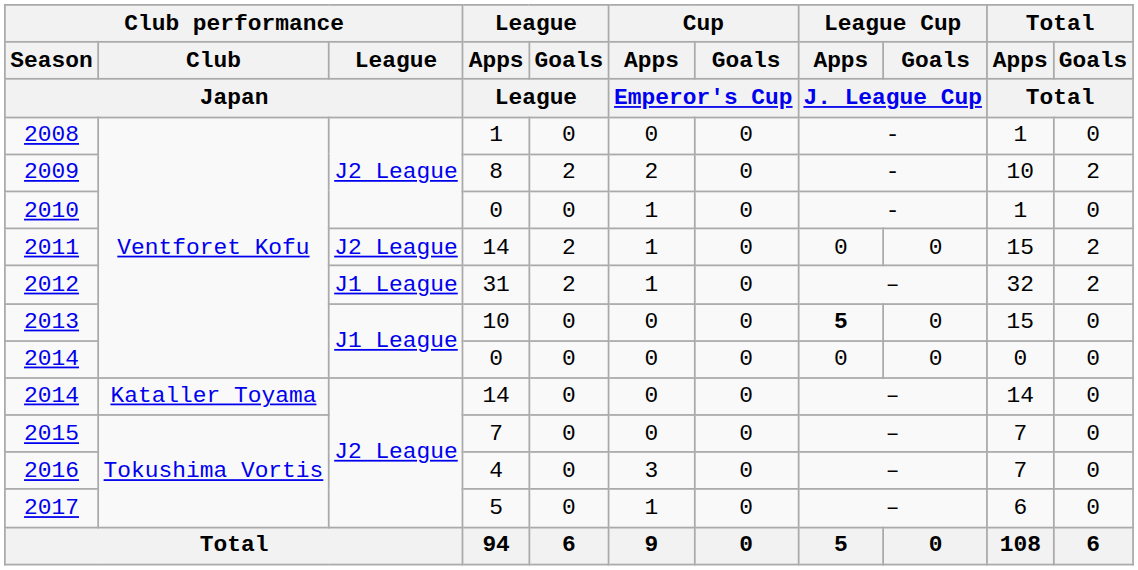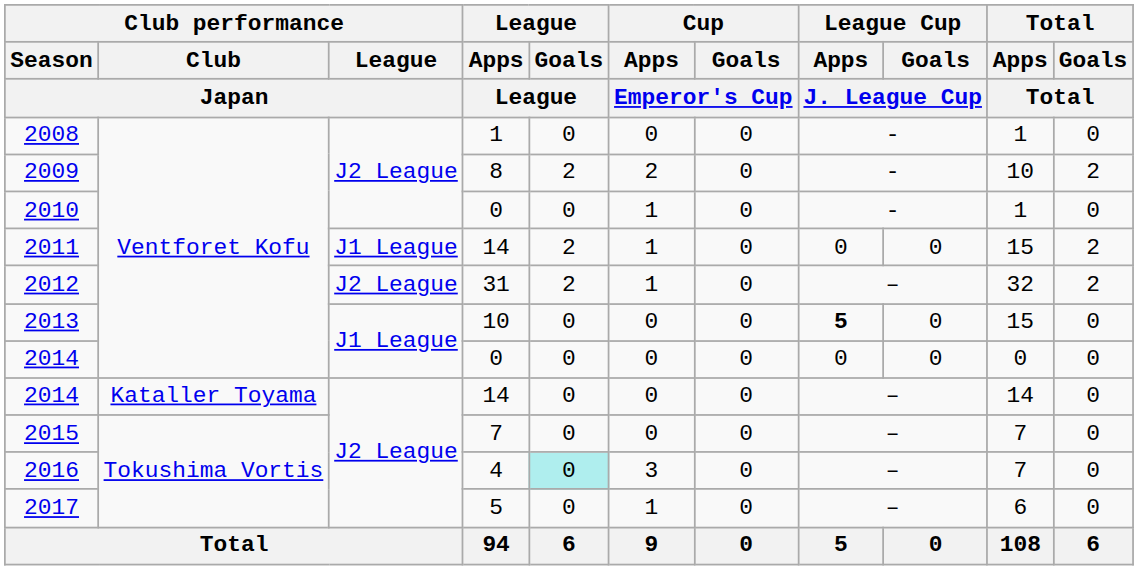(396, 247) J2 League -> (396, 247) J1 League
(396, 285) J1 League -> (396, 285) J2 League
(569, 471) no background -> (569, 471) paleturquoise background
